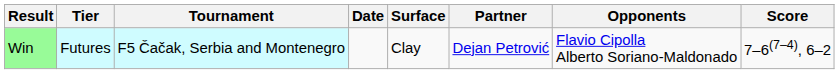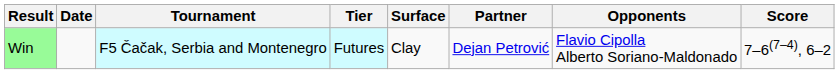columns swapped: (368, 16) <-> (85, 16)
